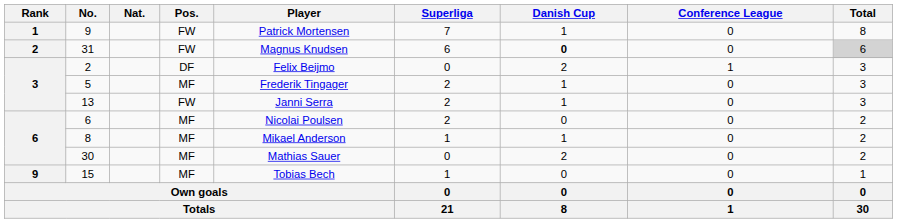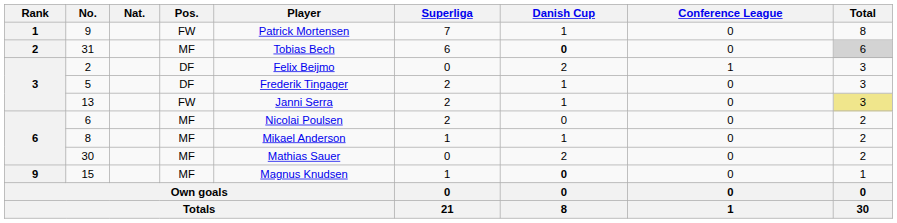(187, 49) FW -> (187, 49) MF
(304, 49) Magnus Knudsen -> (304, 49) Tobias Bech
(187, 85) MF -> (187, 85) DF
(863, 102) no background -> (863, 102) khaki background
(304, 174) Tobias Bech -> (304, 174) Magnus Knudsen
(564, 174) normal -> (564, 174) bold
